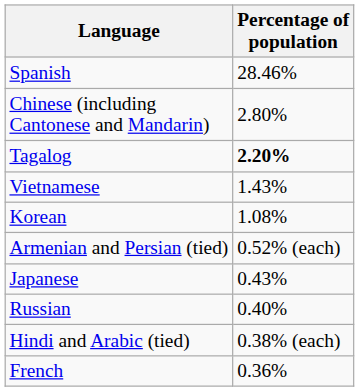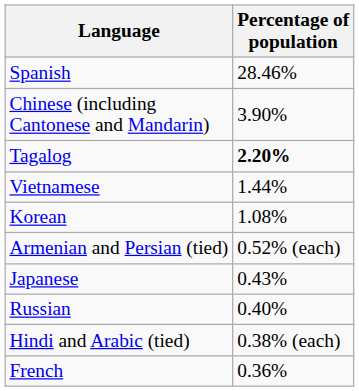(262, 114) 2.80% -> (262, 114) 3.90%
(262, 186) 1.43% -> (262, 186) 1.44%
